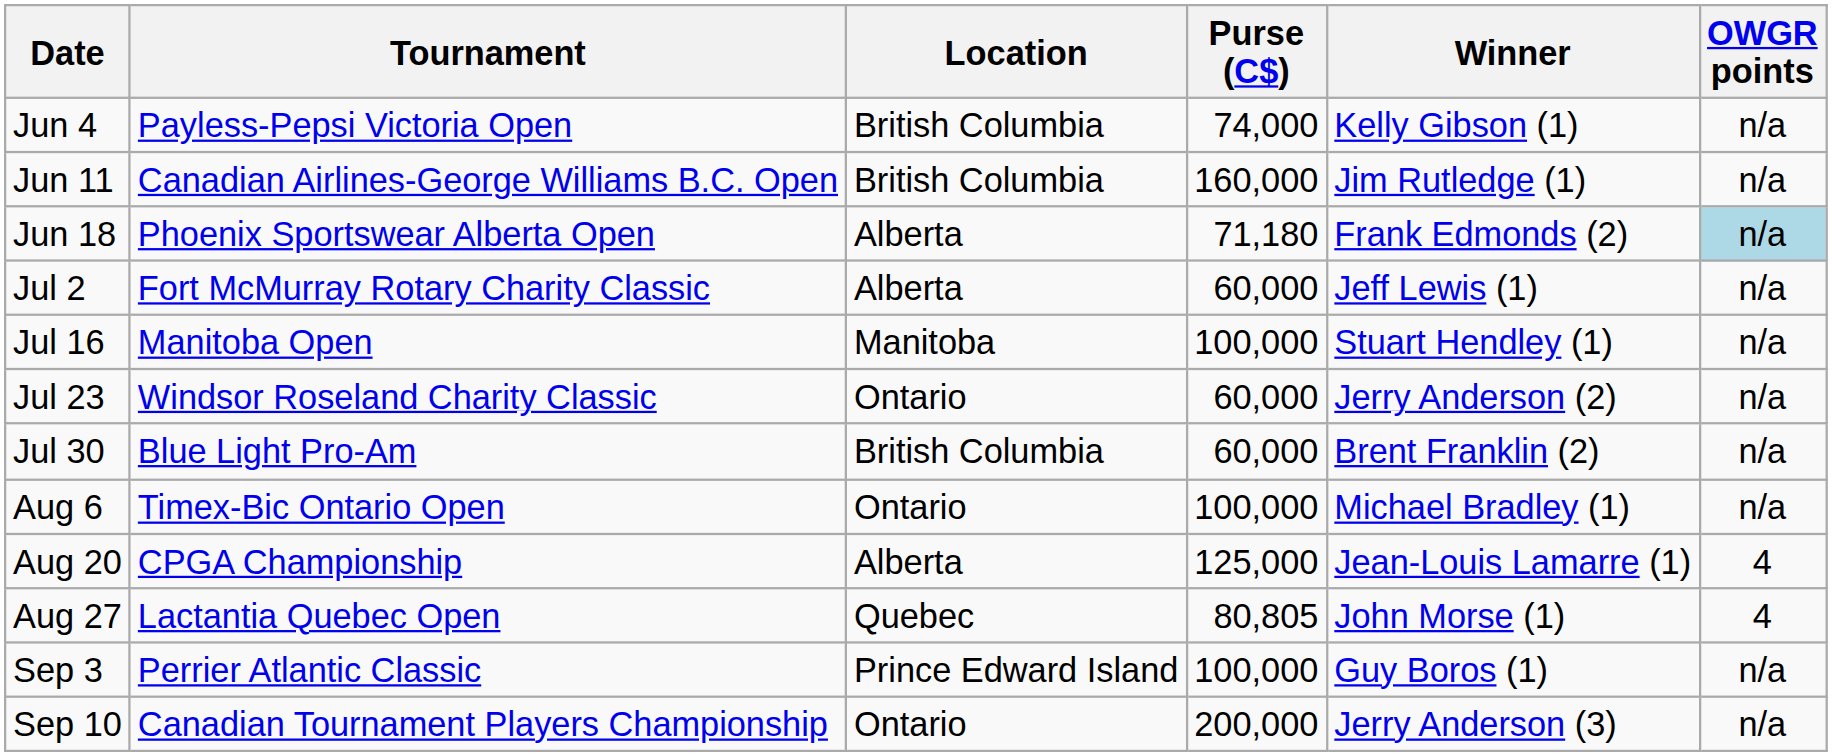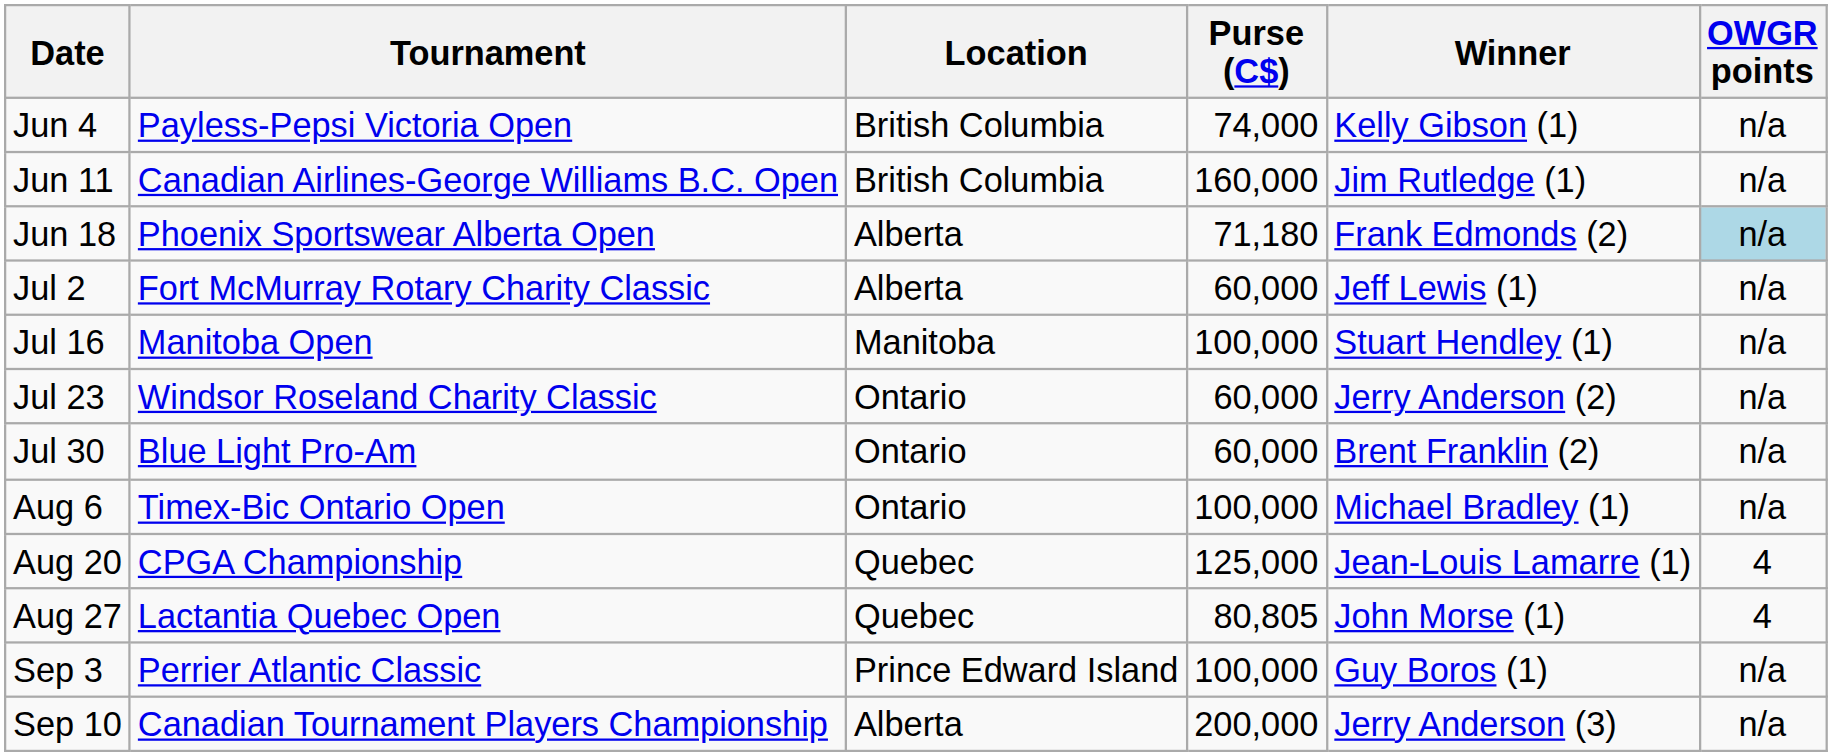(979, 452) British Columbia -> (910, 452) Ontario
(908, 560) Alberta -> (914, 560) Quebec
(910, 724) Ontario -> (908, 724) Alberta
